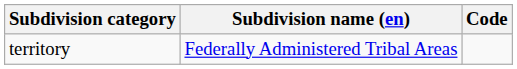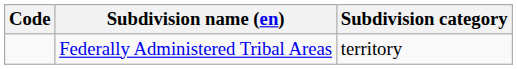columns swapped: (487, 19) <-> (92, 19)
